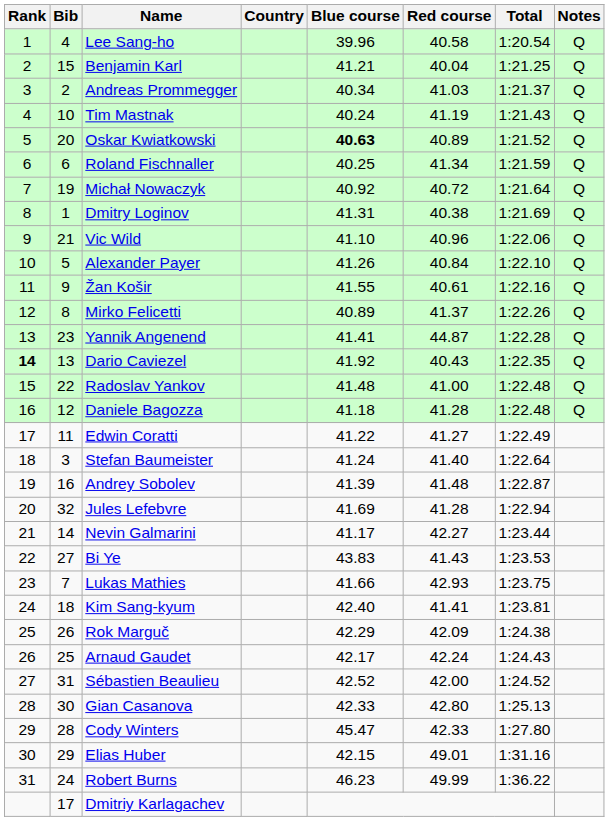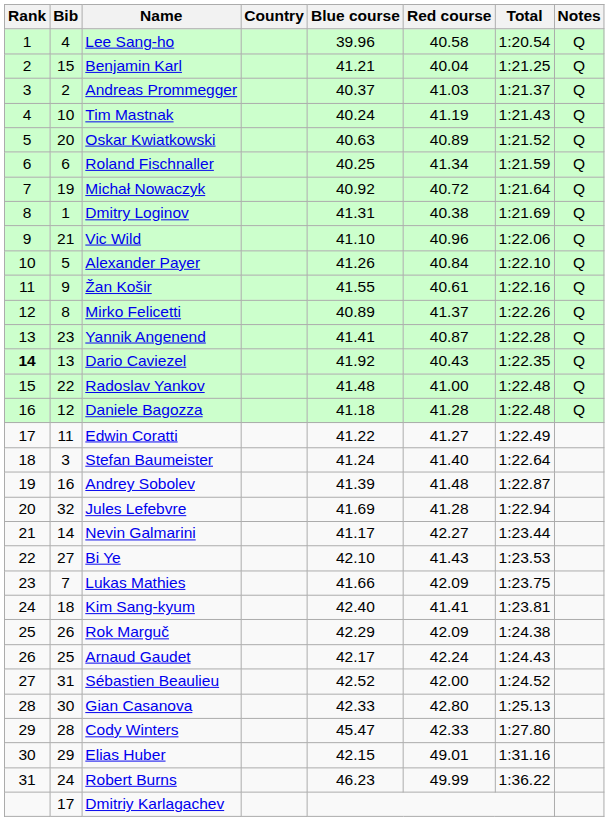(355, 90) 40.34 -> (355, 90) 40.37
(355, 139) bold -> (355, 139) normal
(449, 336) 44.87 -> (449, 336) 40.87
(355, 558) 43.83 -> (355, 558) 42.10
(449, 582) 42.93 -> (449, 582) 42.09
